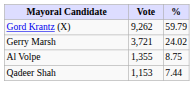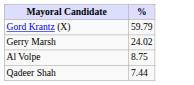- column: (146, 12)
